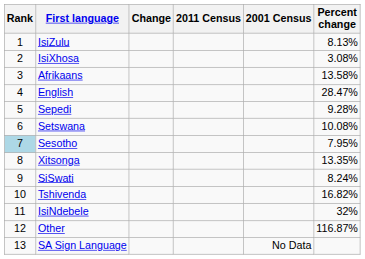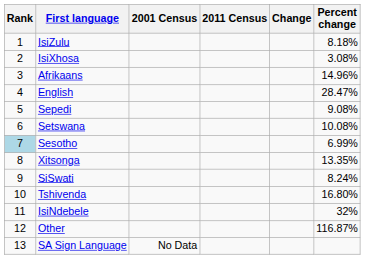columns swapped: (279, 19) <-> (151, 19)
(343, 42) 8.13% -> (343, 42) 8.18%
(340, 76) 13.58% -> (340, 76) 14.96%
(343, 110) 9.28% -> (343, 110) 9.08%
(343, 144) 7.95% -> (343, 144) 6.99%
(340, 195) 16.82% -> (340, 195) 16.80%
